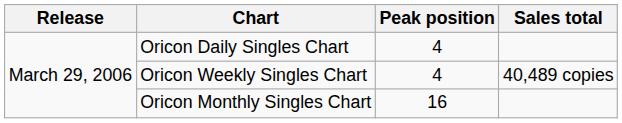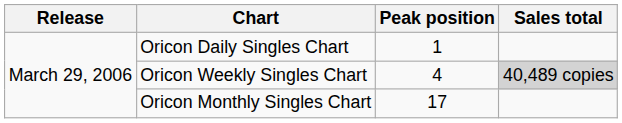(437, 46) 4 -> (437, 46) 1
(558, 74) no background -> (558, 74) lightgrey background
(437, 103) 16 -> (437, 103) 17
